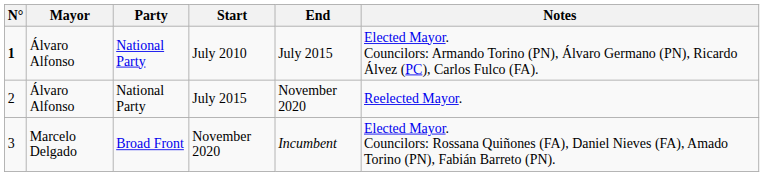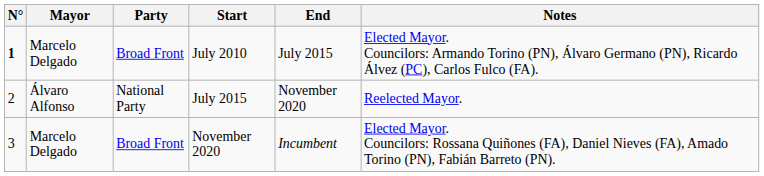(52, 53) Álvaro Alfonso -> (53, 53) Marcelo Delgado
(140, 53) National Party -> (150, 53) Broad Front
